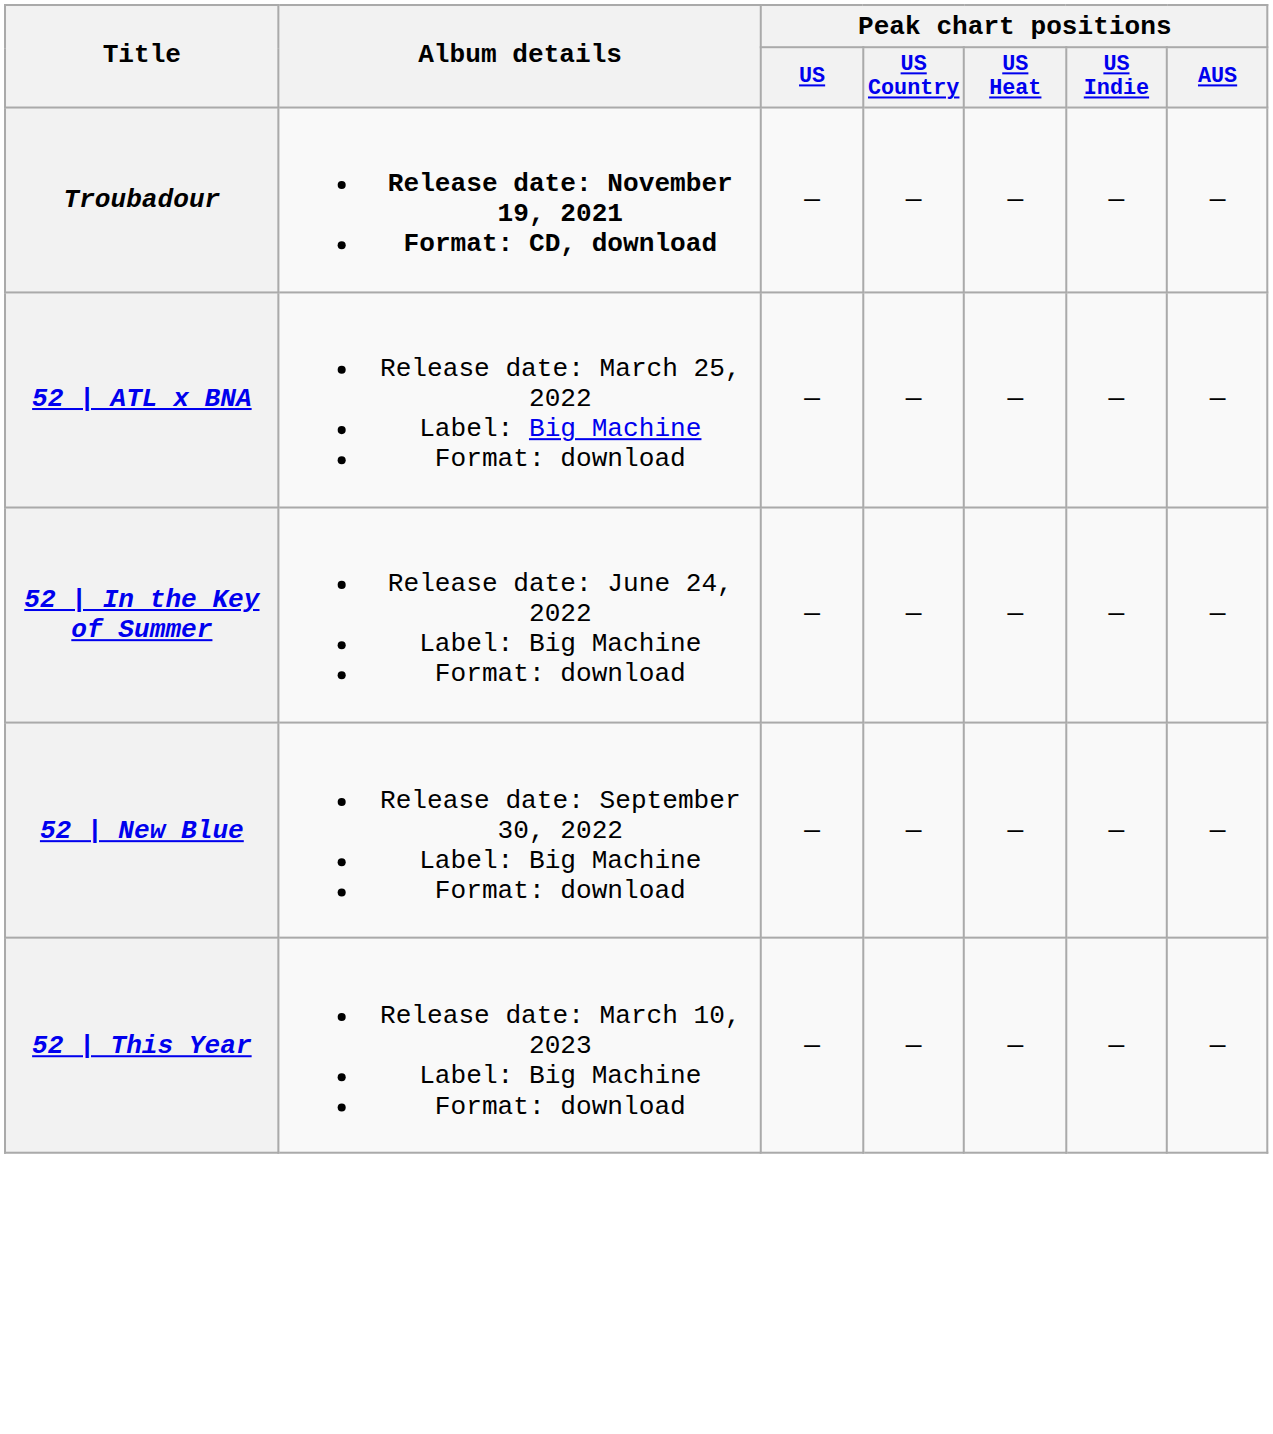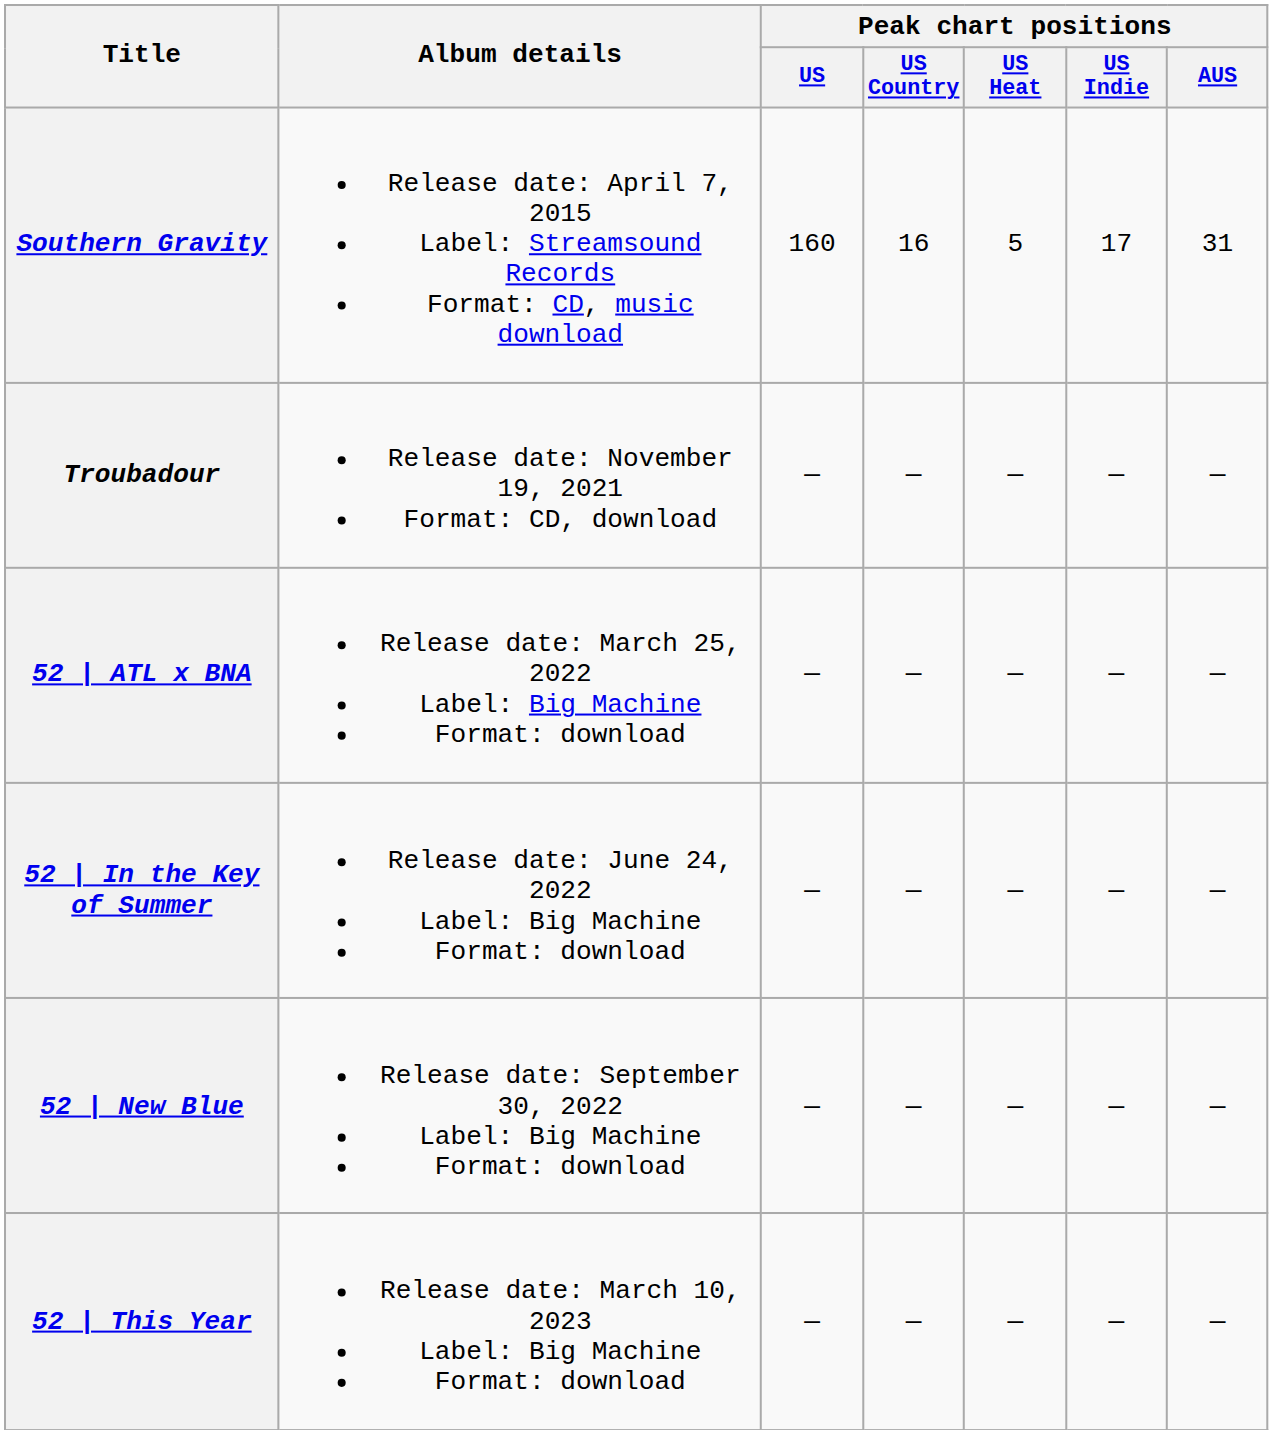+ row: (142, 244)
(520, 214) bold -> (520, 490) normal
